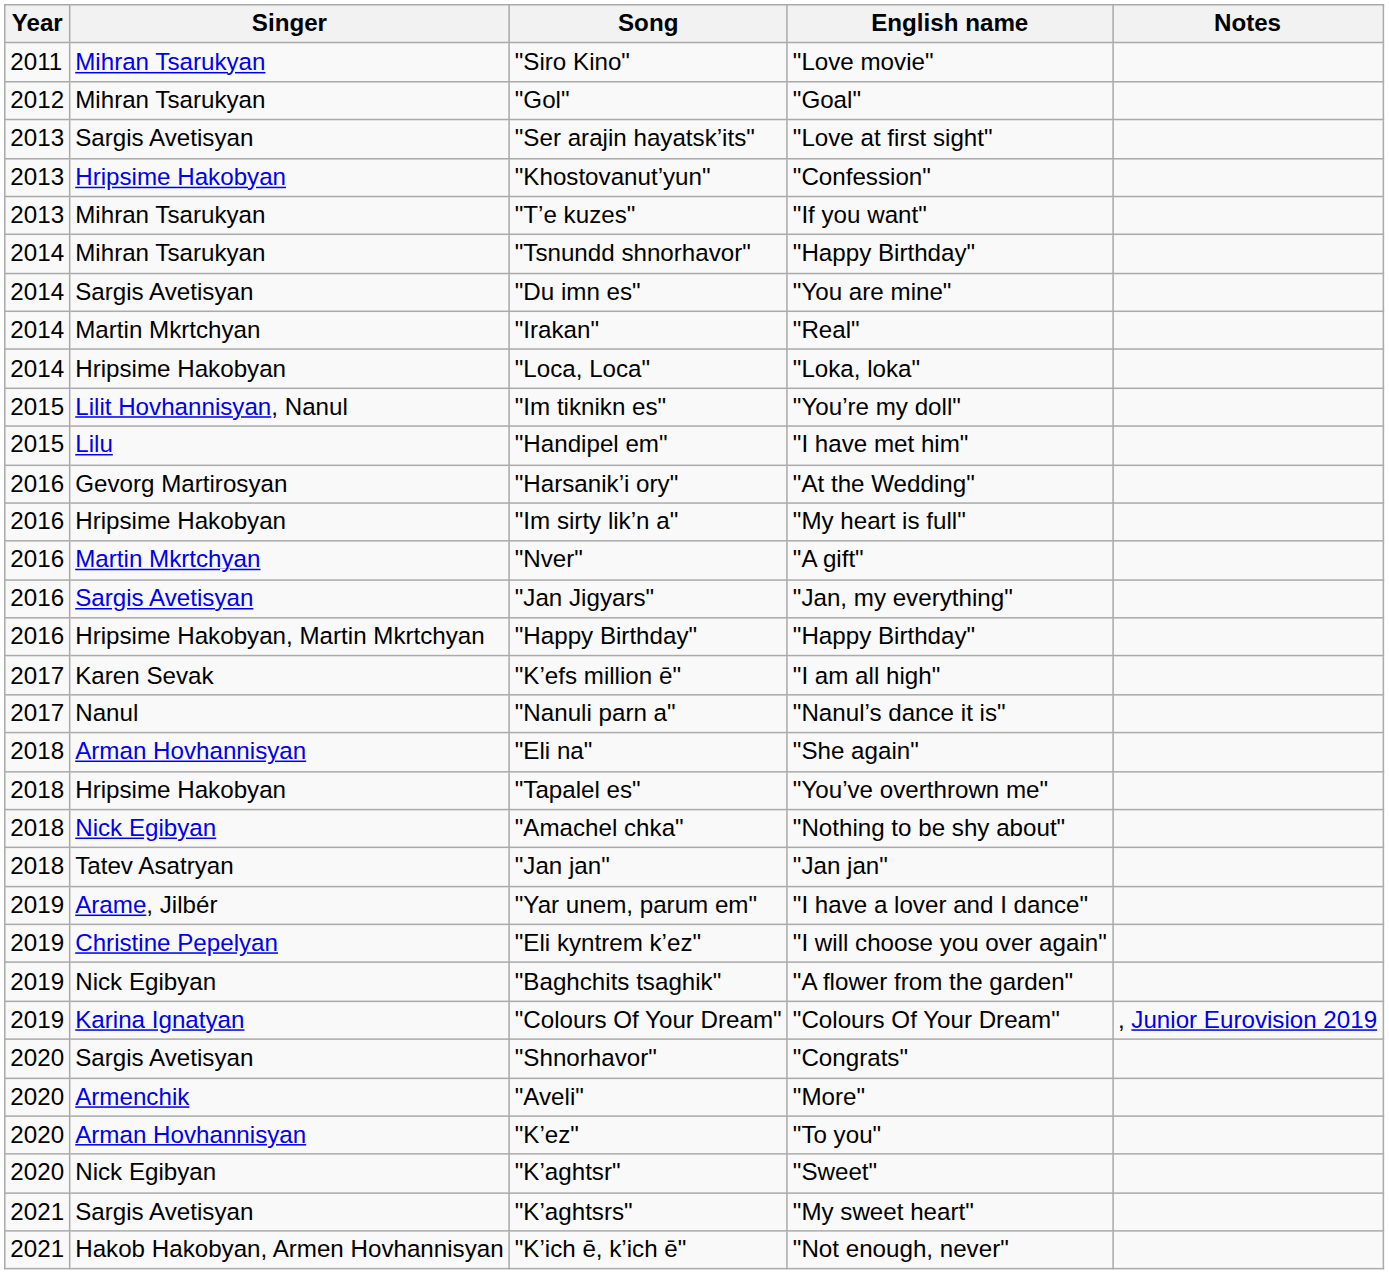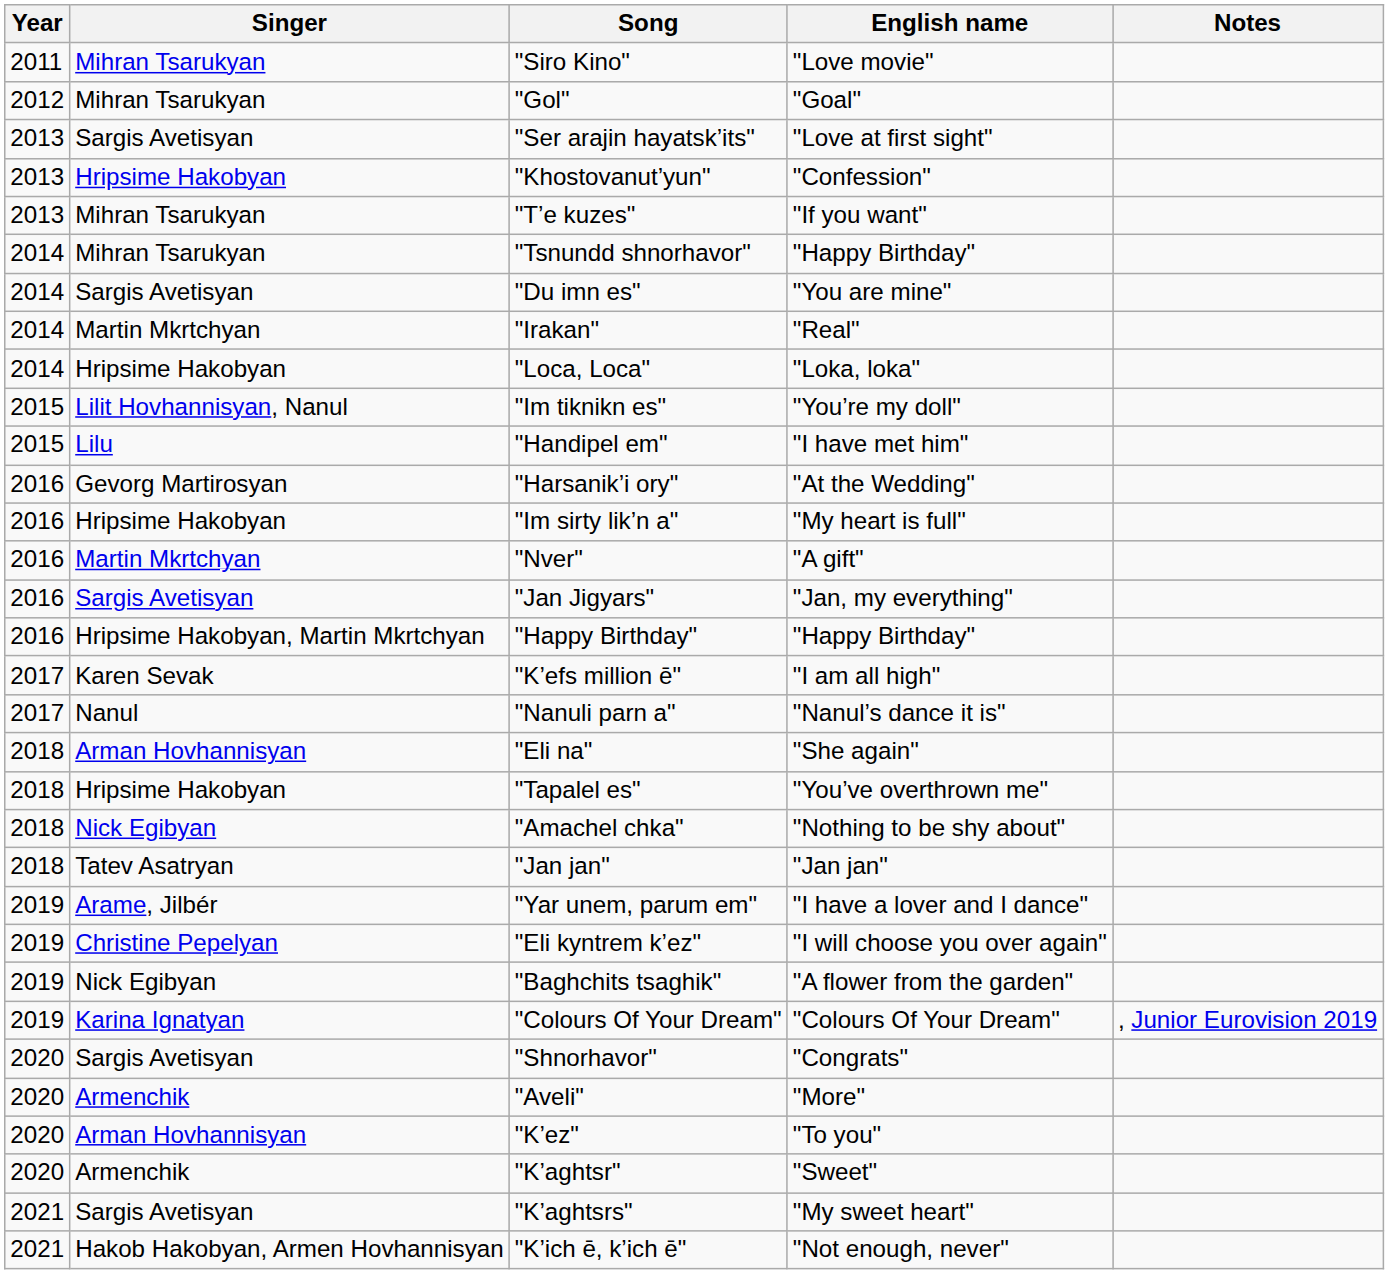(146, 1173) Nick Egibyan -> (132, 1173) Armenchik
